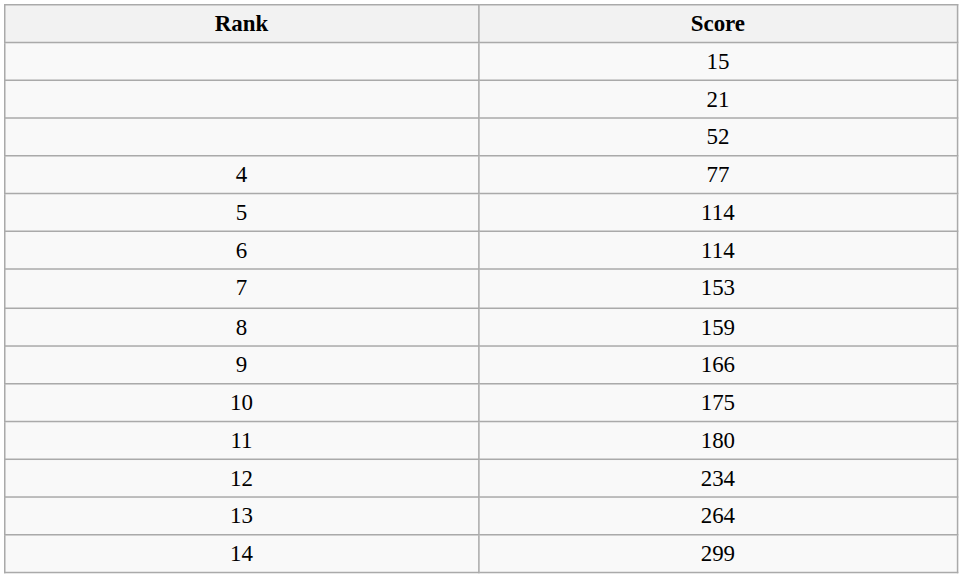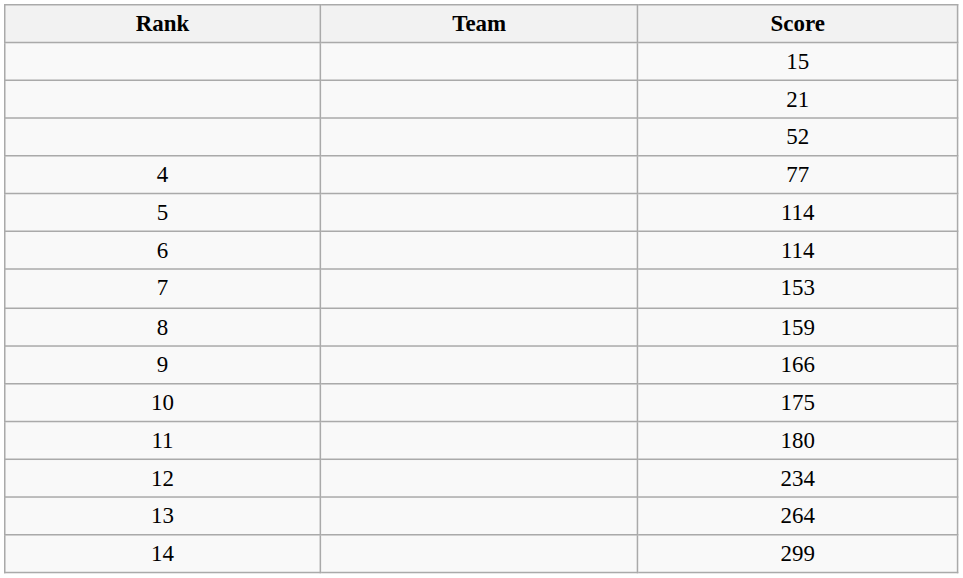+ column: (479, 23)
